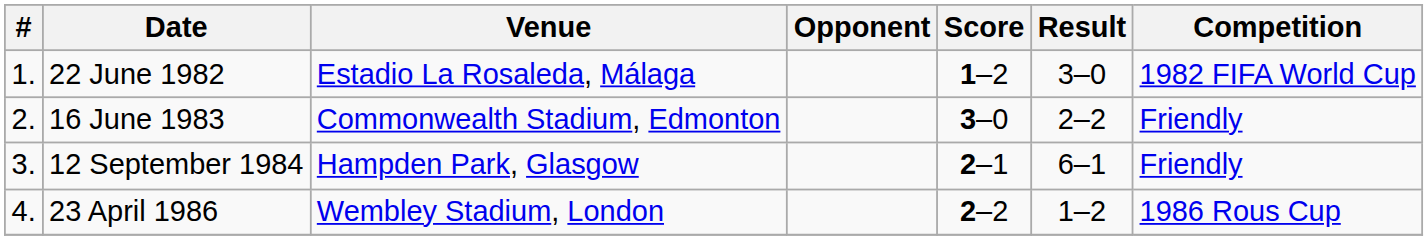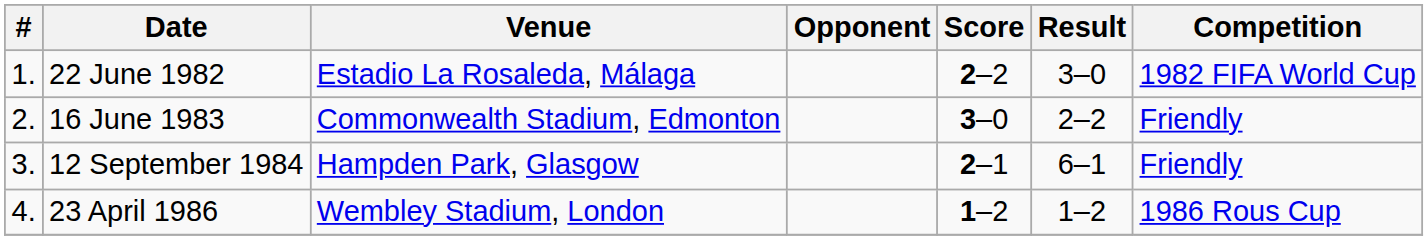(984, 73) 1–2 -> (984, 73) 2–2
(984, 211) 2–2 -> (984, 211) 1–2
